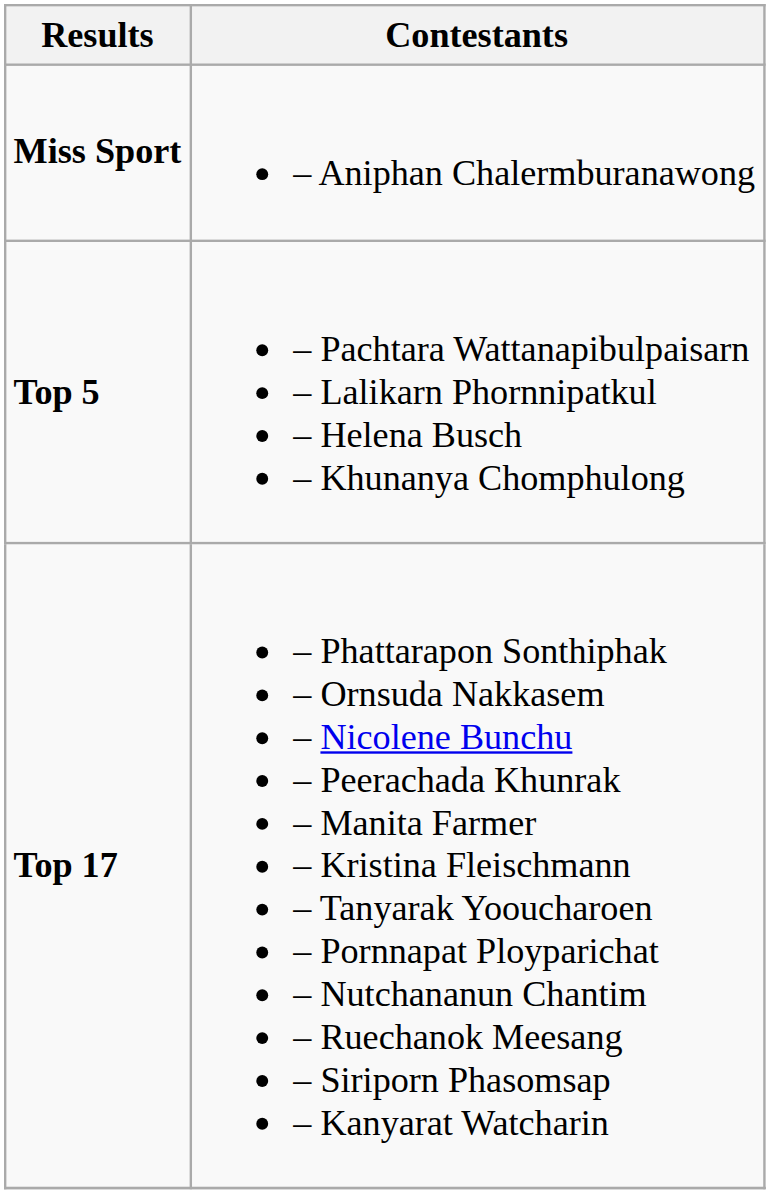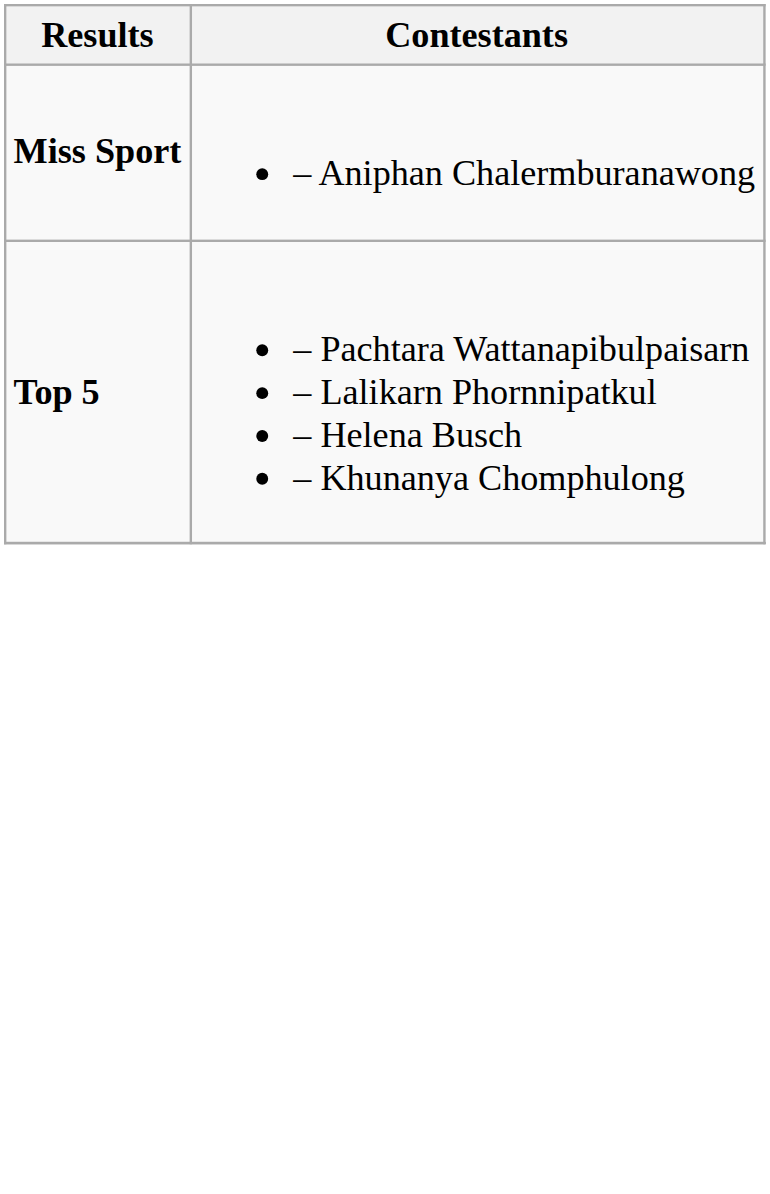- row: (66, 865)
